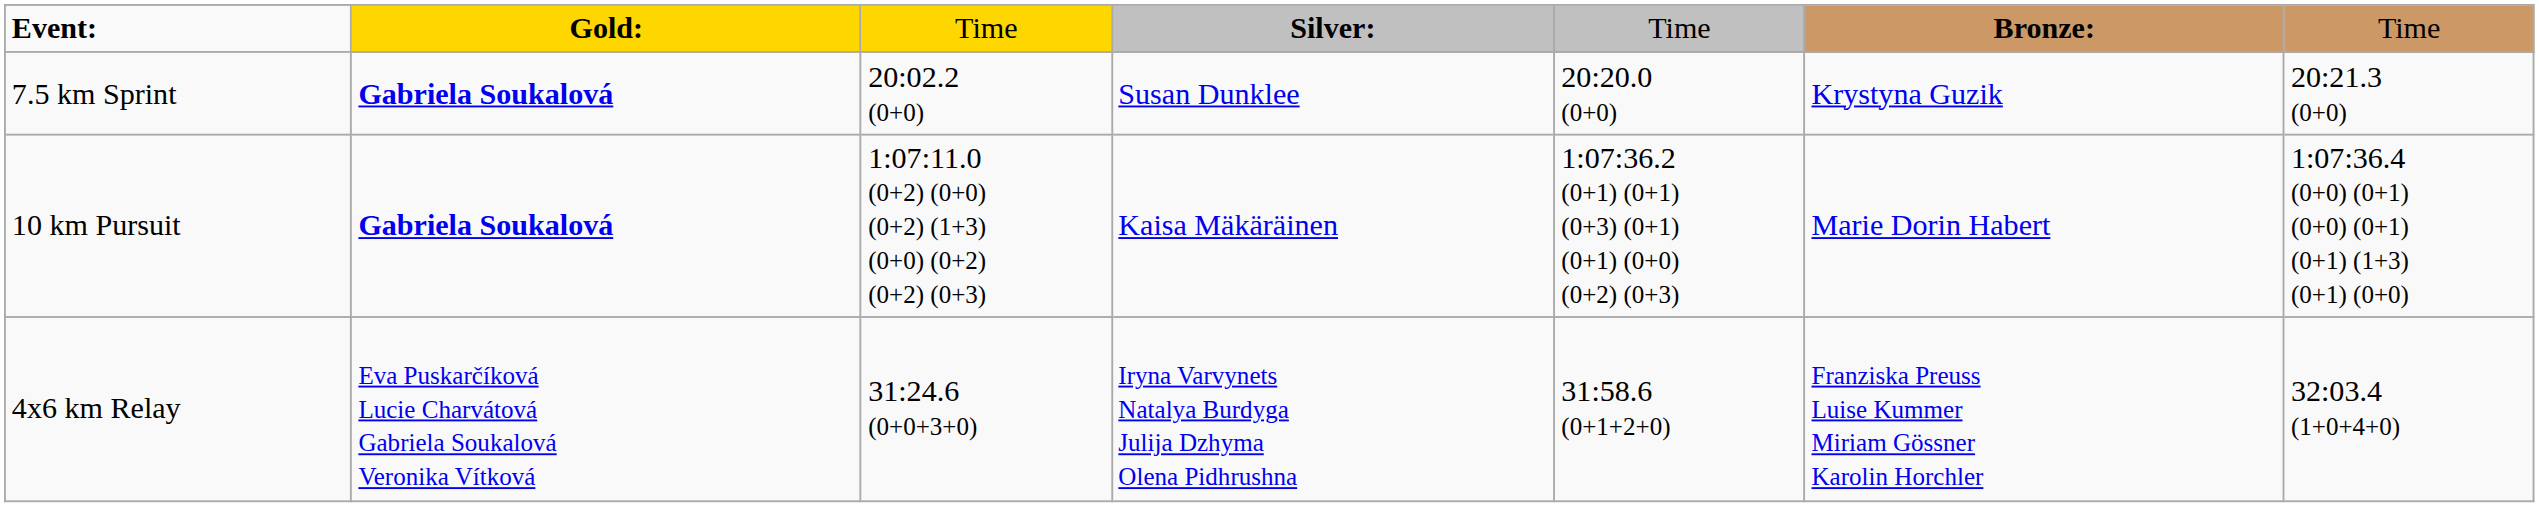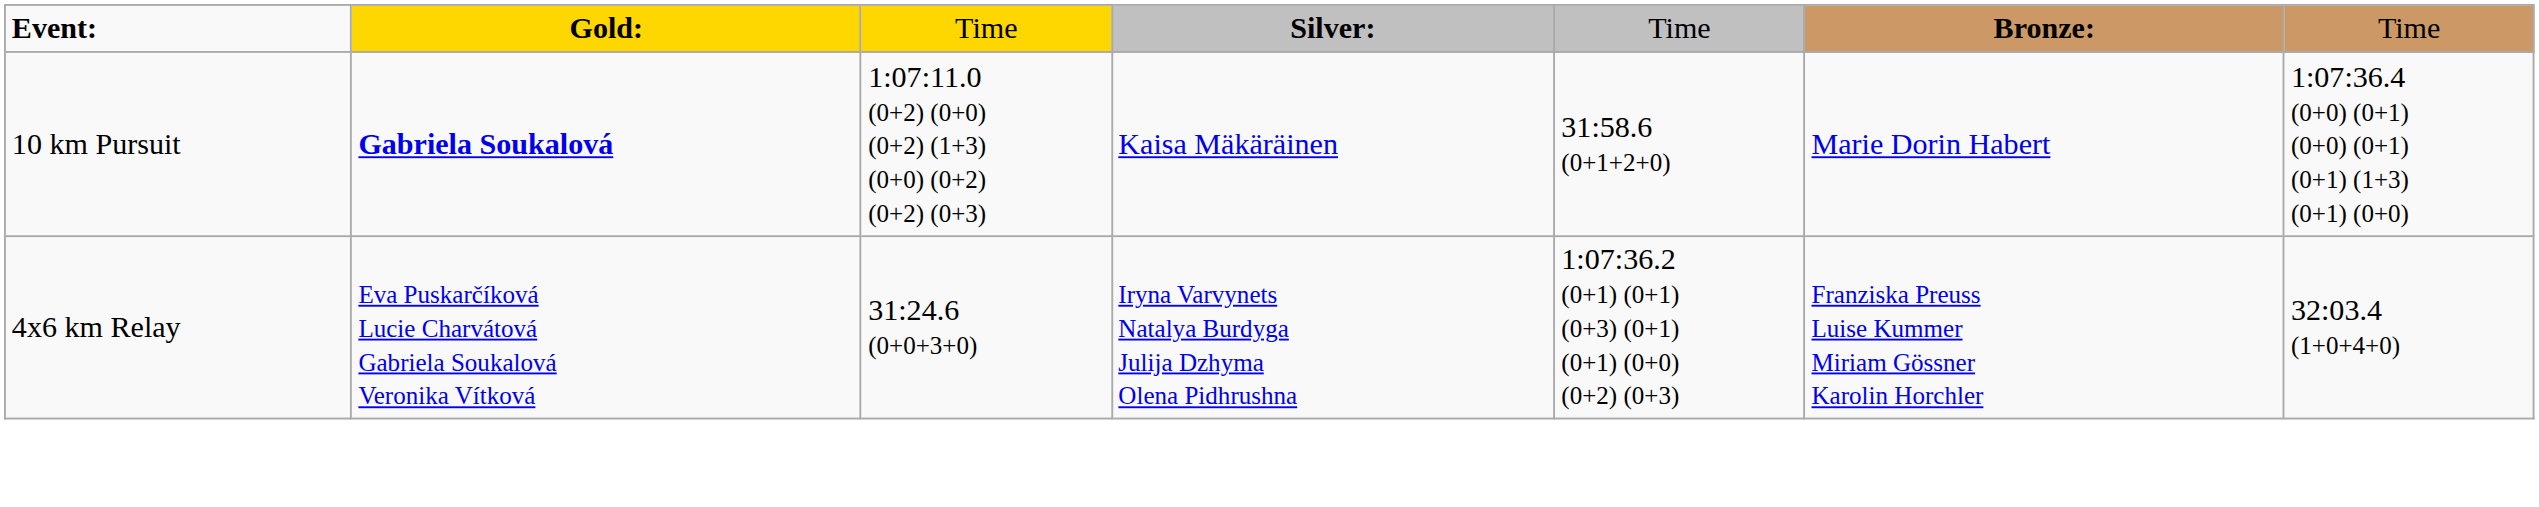- row: (94, 92)
(1620, 225) 1:07:36.2 (0+1) (0+1) (0+3) (0+1) (0+1) (0+0) (0+2) (0+3) -> (1616, 143) 31:58.6 (0+1+2+0)
(1616, 408) 31:58.6 (0+1+2+0) -> (1620, 326) 1:07:36.2 (0+1) (0+1) (0+3) (0+1) (0+1) (0+0) (0+2) (0+3)
